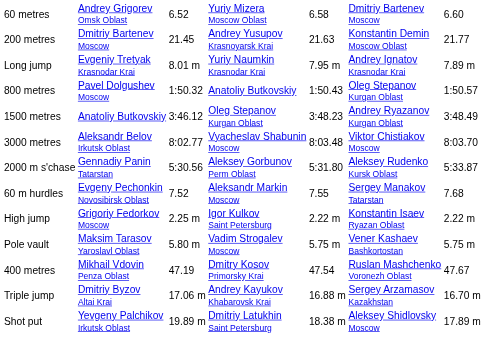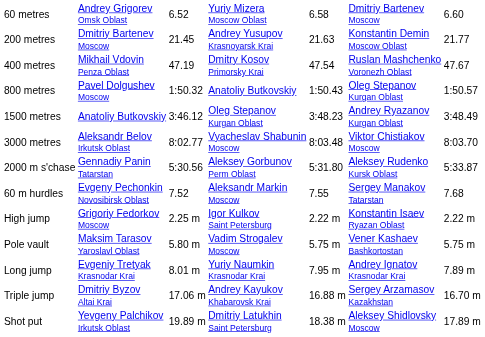rows swapped: (30, 270) <-> (28, 65)
